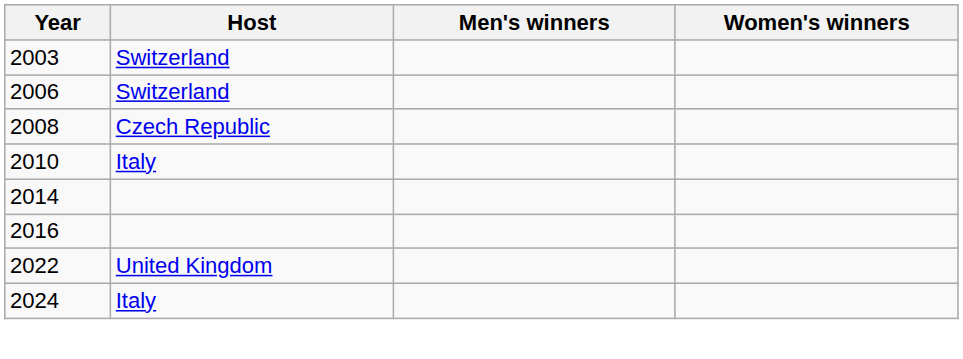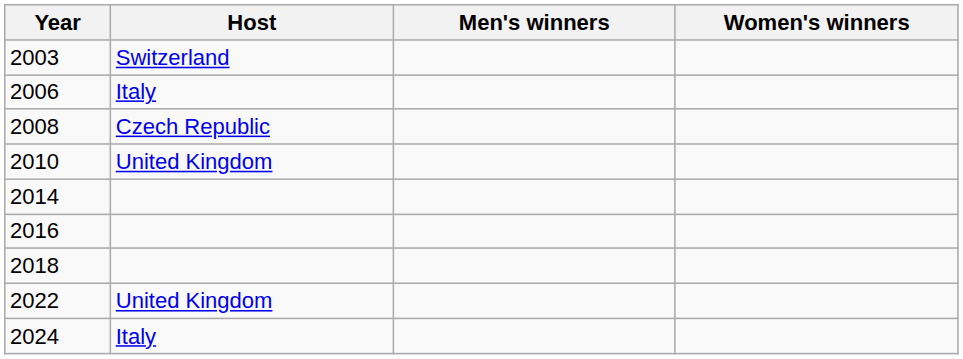(173, 92) Switzerland -> (136, 92) Italy
(136, 162) Italy -> (194, 162) United Kingdom
+ row: (34, 266)
